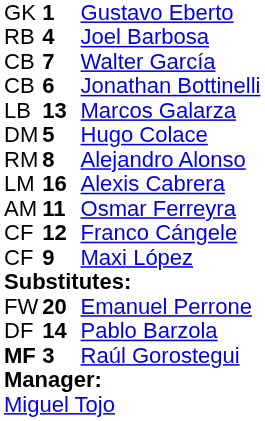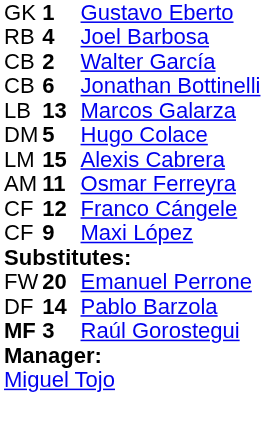(48, 61) 7 -> (48, 61) 2
- row: (163, 159)
(55, 184) 16 -> (55, 159) 15
